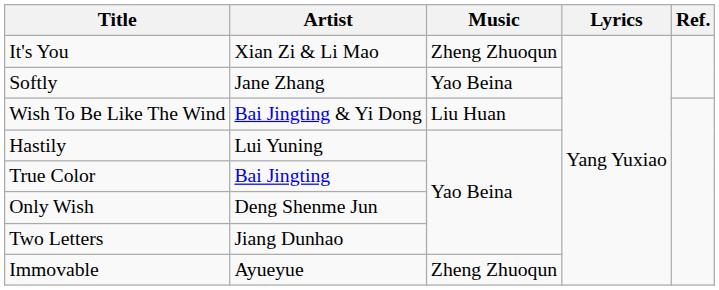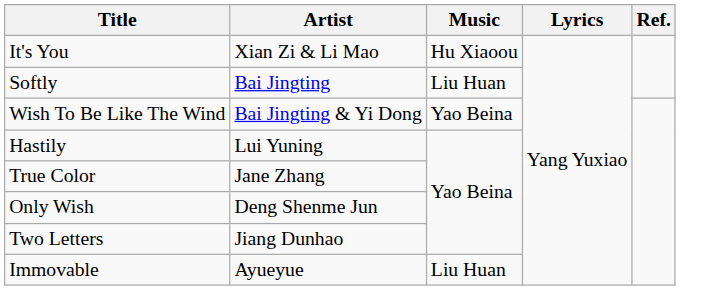(494, 51) Zheng Zhuoqun -> (474, 51) Hu Xiaoou
(280, 82) Jane Zhang -> (282, 82) Bai Jingting
(472, 82) Yao Beina -> (468, 82) Liu Huan
(468, 113) Liu Huan -> (472, 113) Yao Beina
(282, 176) Bai Jingting -> (280, 176) Jane Zhang
(494, 269) Zheng Zhuoqun -> (468, 269) Liu Huan
